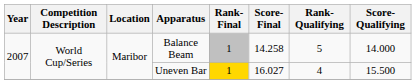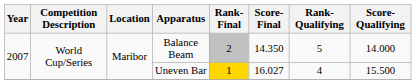(229, 48) 1 -> (229, 48) 2
(269, 48) 14.258 -> (269, 48) 14.350
